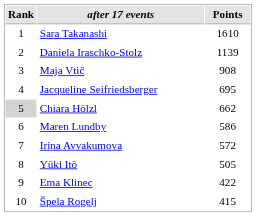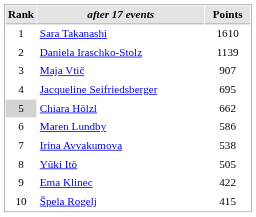(228, 71) 908 -> (228, 71) 907
(228, 145) 572 -> (228, 145) 538
